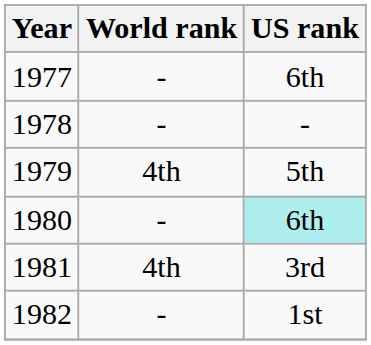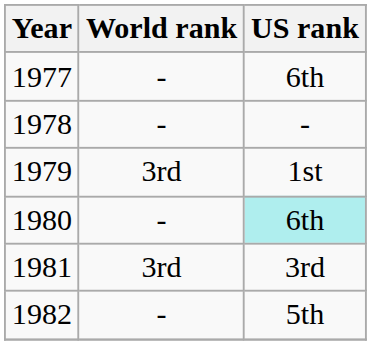(162, 171) 4th -> (162, 171) 3rd
(305, 171) 5th -> (305, 171) 1st
(162, 266) 4th -> (162, 266) 3rd
(305, 314) 1st -> (305, 314) 5th
